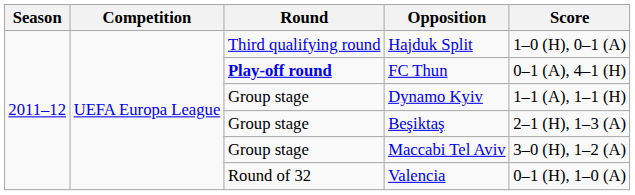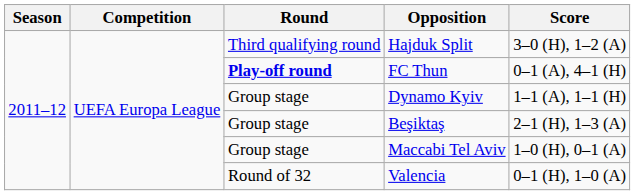(570, 44) 1–0 (H), 0–1 (A) -> (570, 44) 3–0 (H), 1–2 (A)
(570, 149) 3–0 (H), 1–2 (A) -> (570, 149) 1–0 (H), 0–1 (A)
